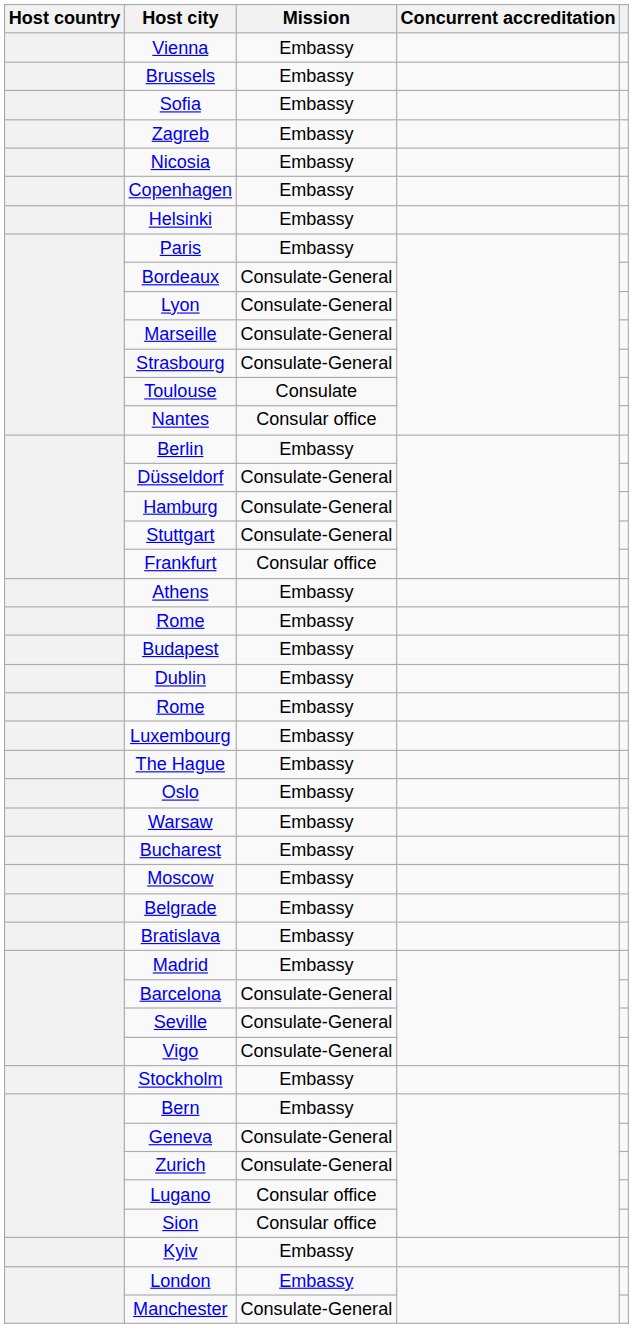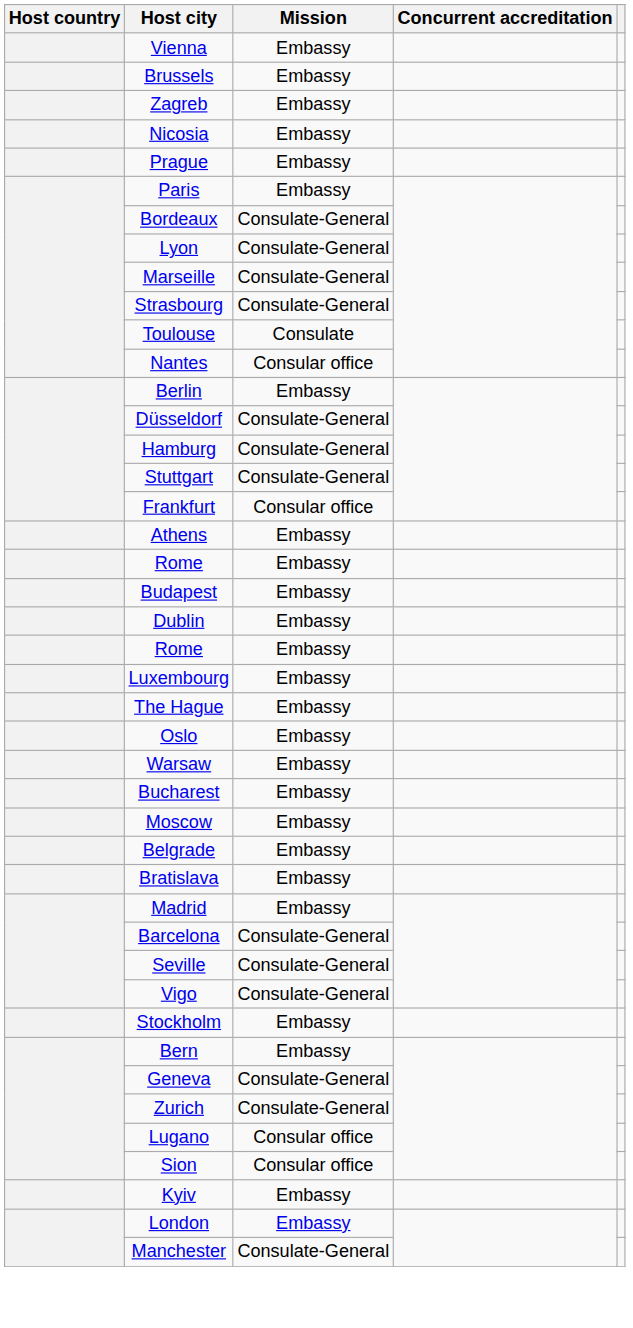- row: (180, 104)
+ row: (179, 162)
- row: (180, 190)
- row: (180, 219)
